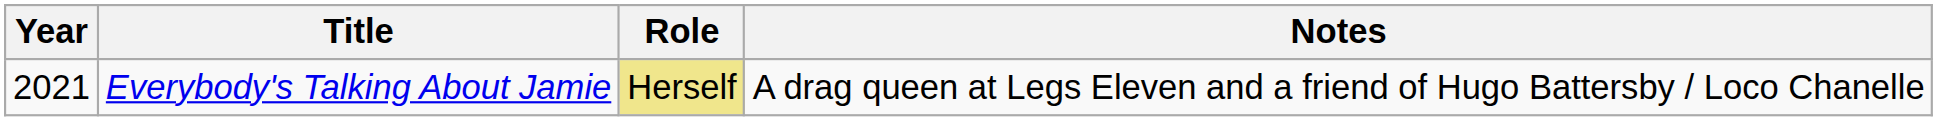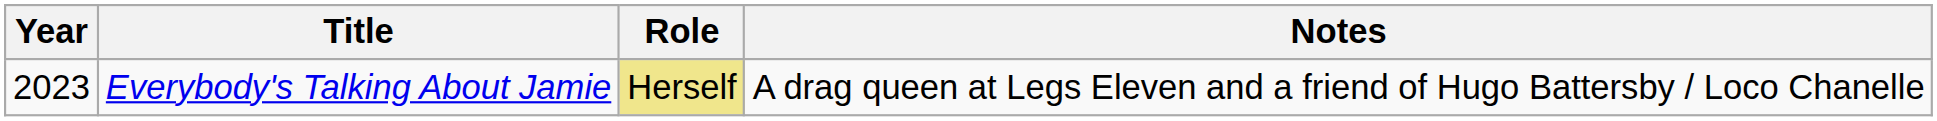(51, 86) 2021 -> (51, 86) 2023
